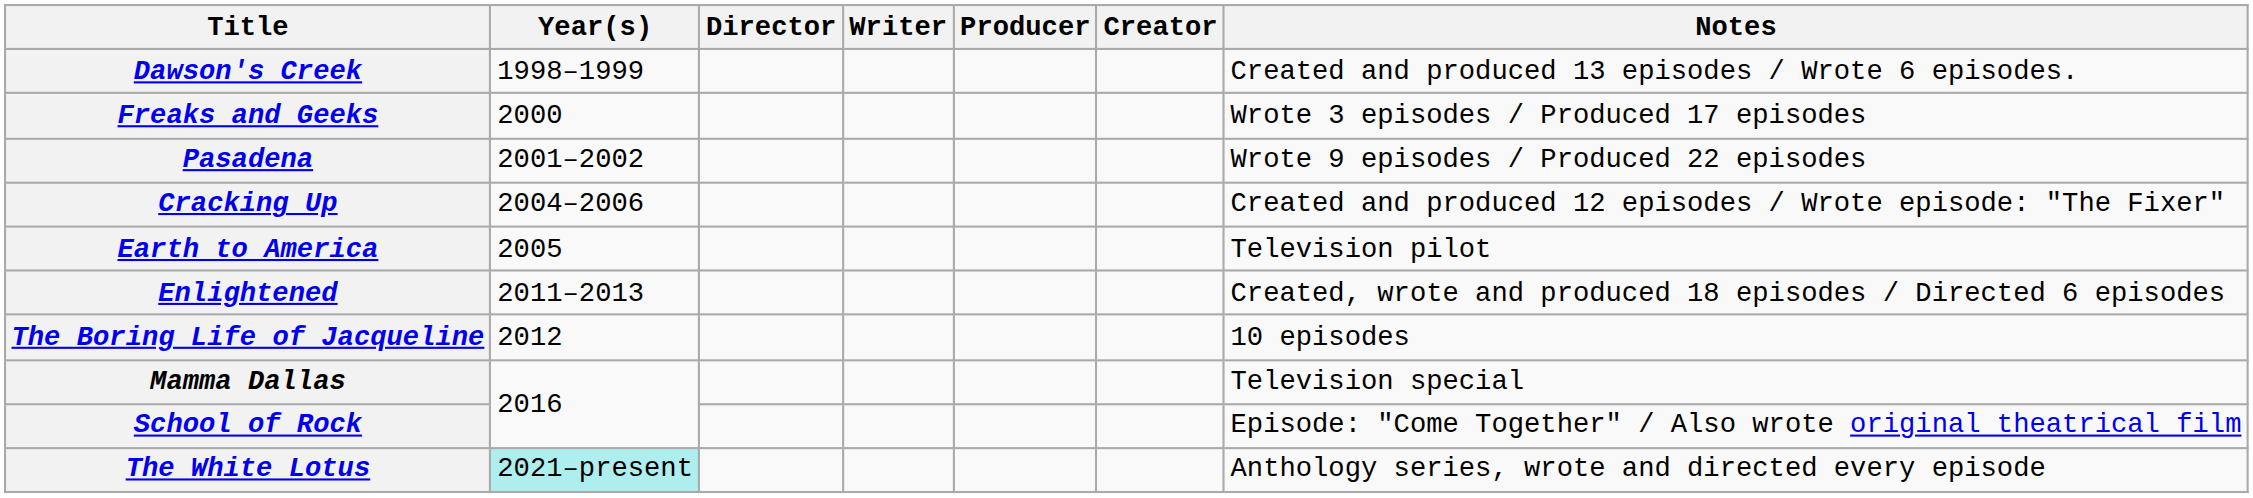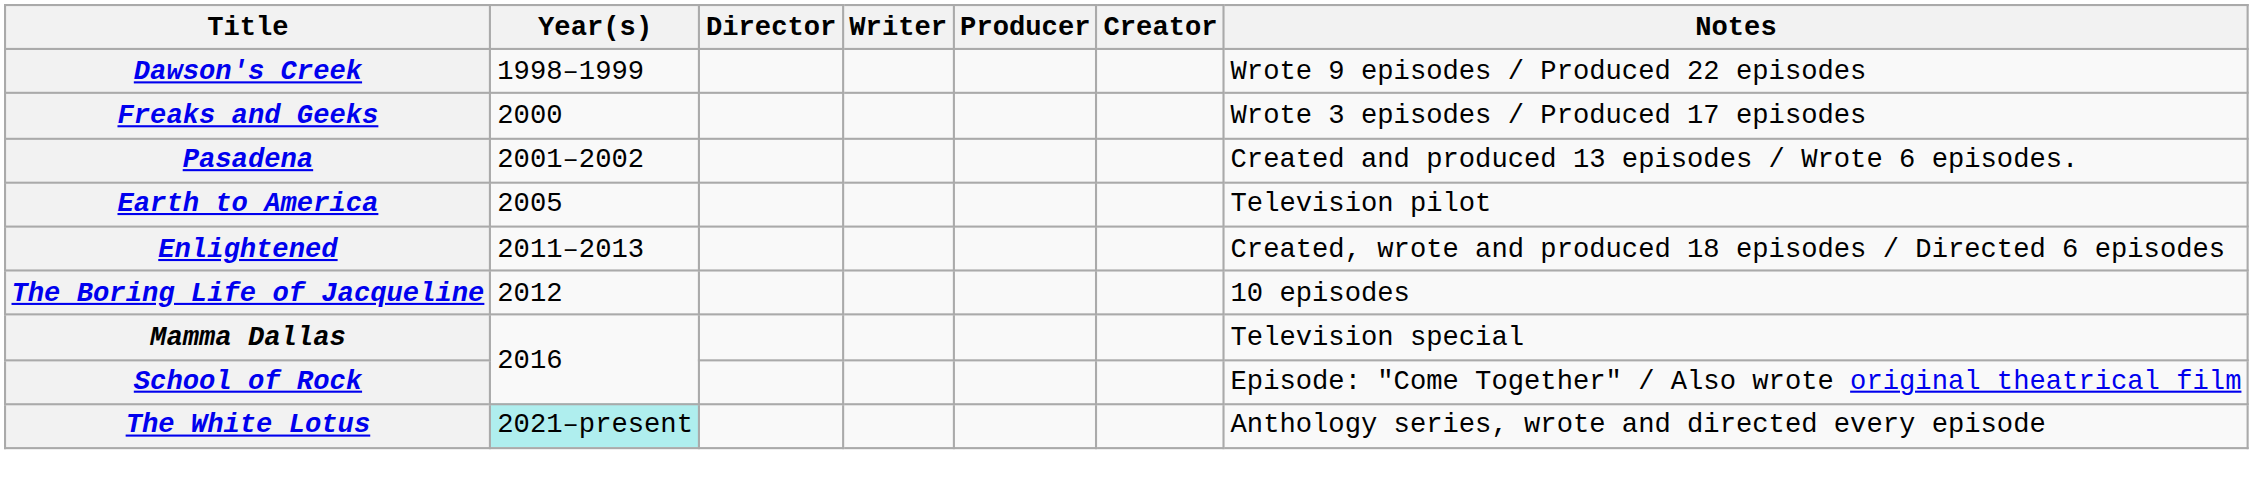(1654, 71) Created and produced 13 episodes / Wrote 6 episodes. -> (1548, 71) Wrote 9 episodes / Produced 22 episodes
(1548, 160) Wrote 9 episodes / Produced 22 episodes -> (1654, 160) Created and produced 13 episodes / Wrote 6 episodes.
- row: (248, 204)
